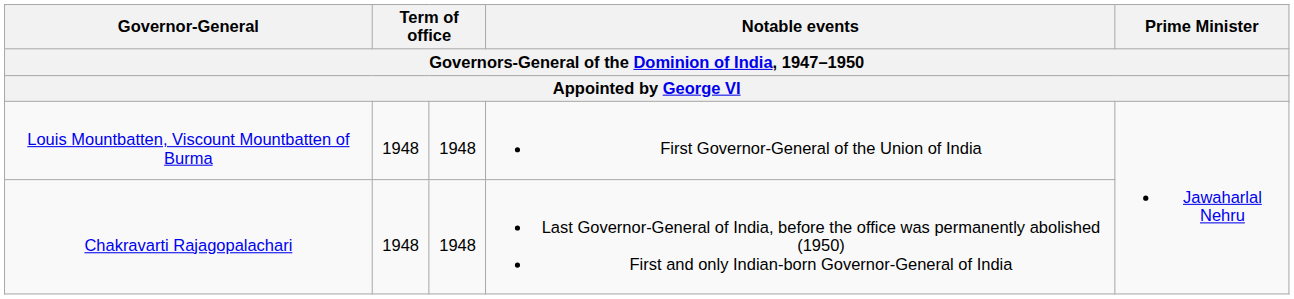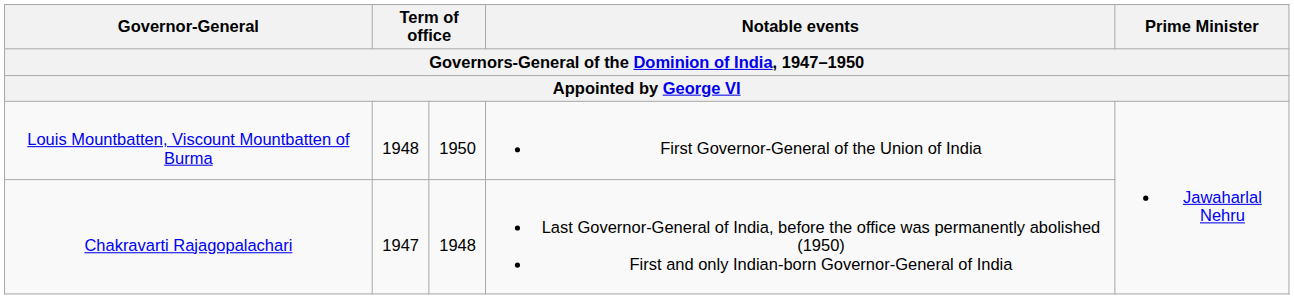(458, 149) 1948 -> (458, 149) 1950
(401, 245) 1948 -> (401, 245) 1947
